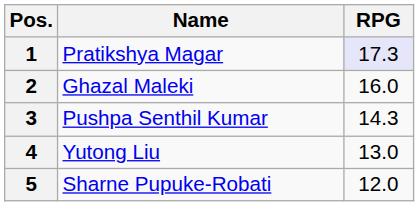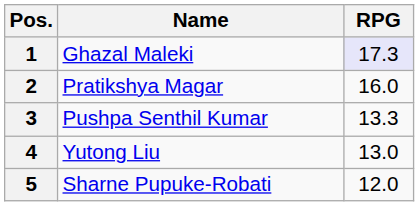(143, 53) Pratikshya Magar -> (128, 53) Ghazal Maleki
(128, 86) Ghazal Maleki -> (143, 86) Pratikshya Magar
(378, 119) 14.3 -> (378, 119) 13.3
